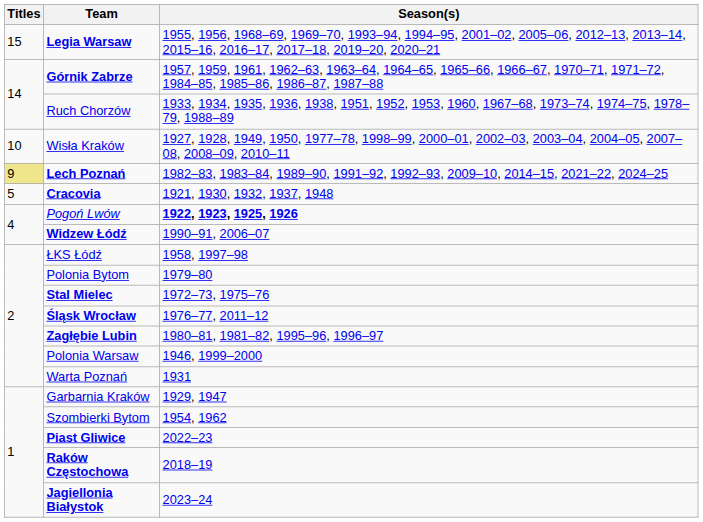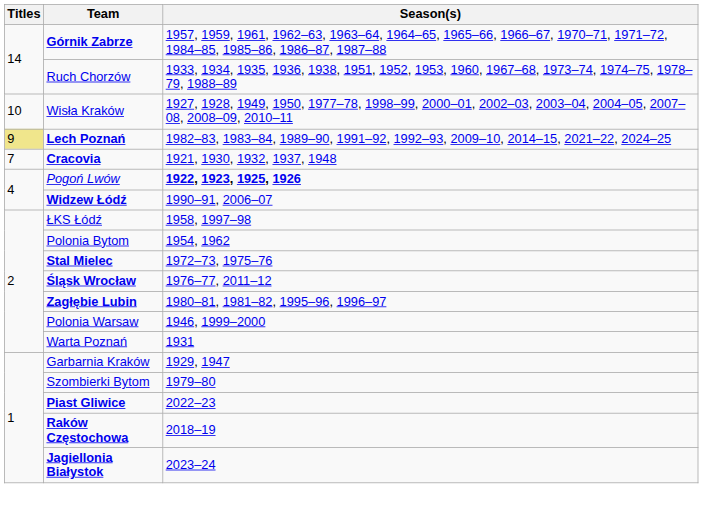- row: (89, 42)
(11, 194) 5 -> (11, 159) 7
(187, 275) 1979–80 -> (198, 240) 1954, 1962
(195, 417) 1954, 1962 -> (191, 382) 1979–80
